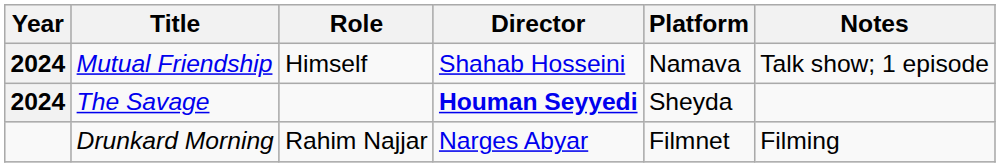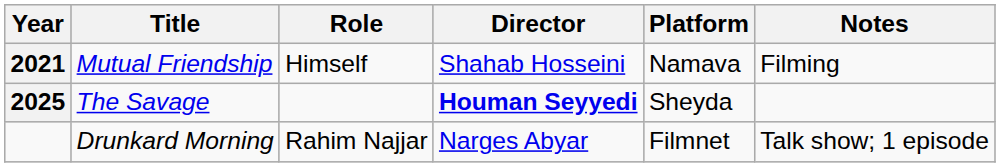(38, 63) 2024 -> (38, 63) 2021
(875, 63) Talk show; 1 episode -> (800, 63) Filming
(38, 102) 2024 -> (38, 102) 2025
(800, 141) Filming -> (875, 141) Talk show; 1 episode
